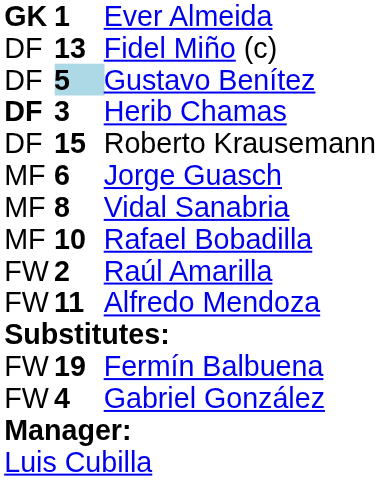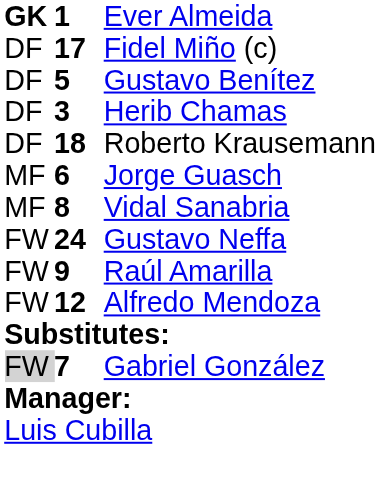(70, 48) 13 -> (70, 48) 17
(62, 80) lightblue background -> (62, 80) no background
(23, 111) bold -> (23, 111) normal
(70, 143) 15 -> (70, 143) 18
- row: (208, 239)
+ row: (195, 239)
(62, 271) 2 -> (62, 271) 9
(69, 302) 11 -> (70, 302) 12
- row: (214, 366)
(26, 398) no background -> (26, 366) lightgrey background
(62, 398) 4 -> (62, 366) 7
